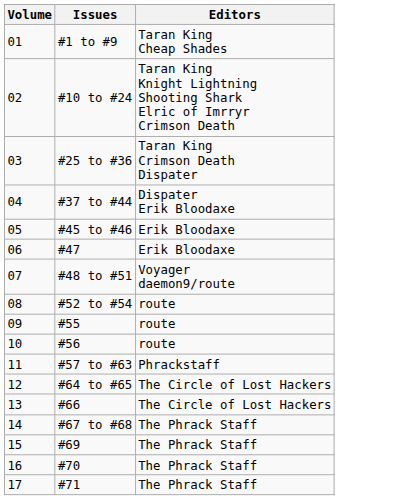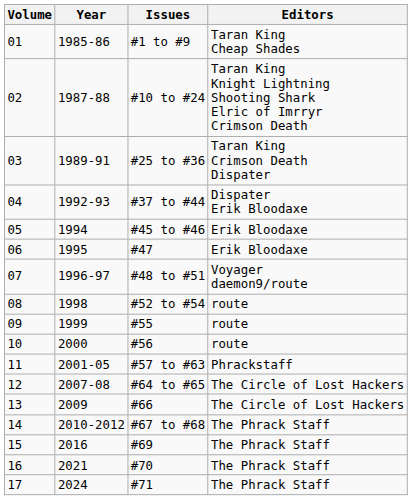+ column: (91, 15)
